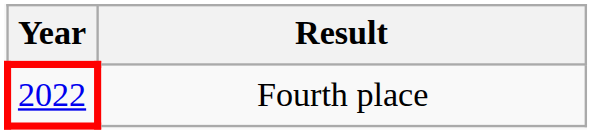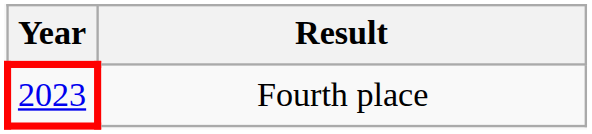(52, 94) 2022 -> (52, 94) 2023
